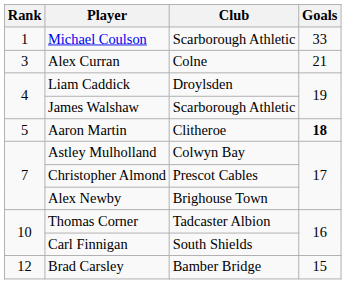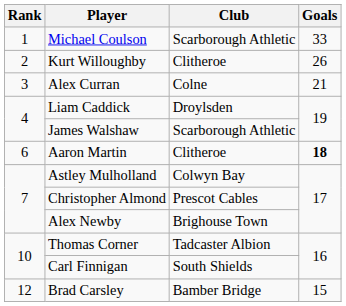+ row: (97, 61)
(25, 130) 5 -> (25, 152) 6
